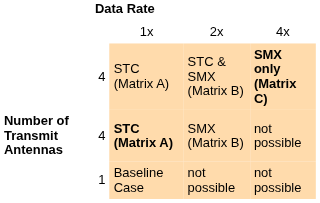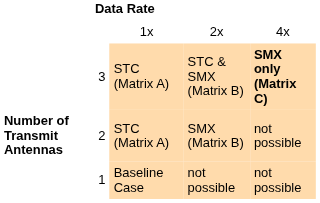(102, 76) 4 -> (102, 76) 3
(102, 135) 4 -> (102, 135) 2
(143, 135) bold -> (141, 135) normal
